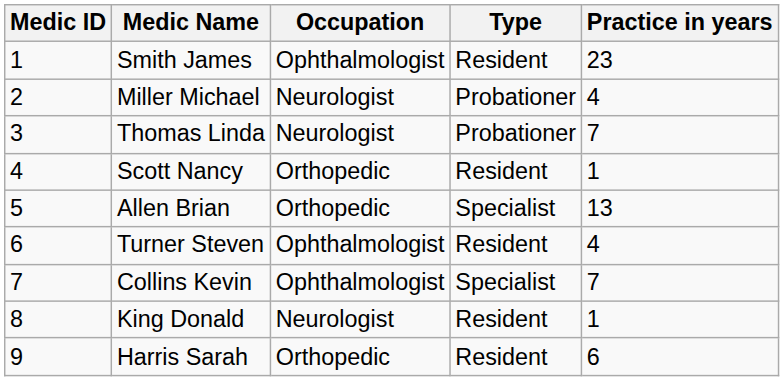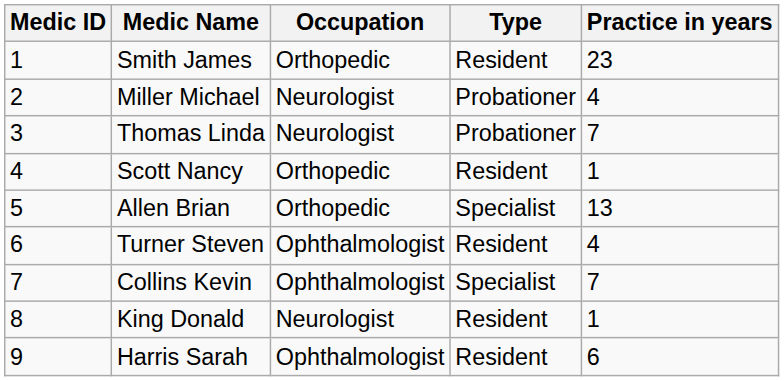(360, 60) Ophthalmologist -> (333, 60) Orthopedic
(333, 356) Orthopedic -> (360, 356) Ophthalmologist
